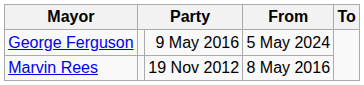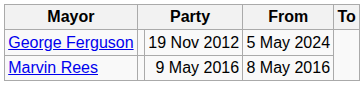(197, 42) 9 May 2016 -> (194, 42) 19 Nov 2012
(194, 67) 19 Nov 2012 -> (197, 67) 9 May 2016
